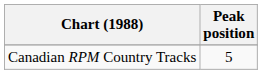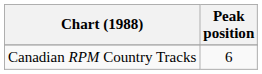(229, 57) 5 -> (229, 57) 6
